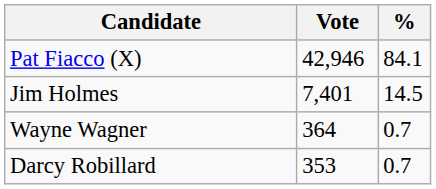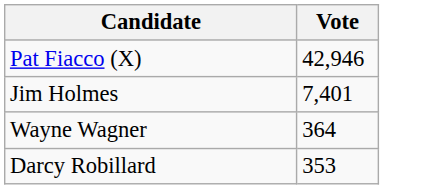- column: (404, 22)
